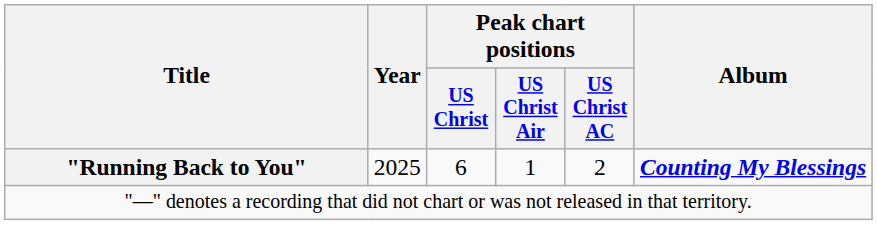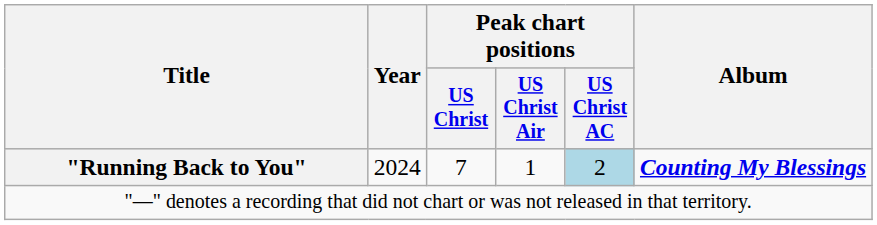(397, 166) 2025 -> (397, 166) 2024
(461, 166) 6 -> (461, 166) 7
(600, 166) no background -> (600, 166) lightblue background
